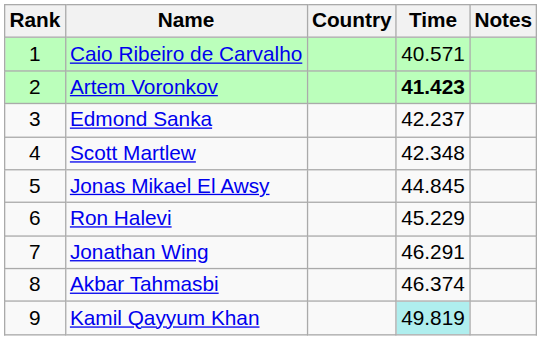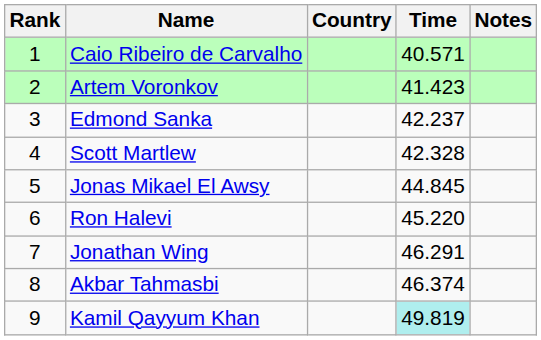(433, 86) bold -> (433, 86) normal
(433, 152) 42.348 -> (433, 152) 42.328
(433, 218) 45.229 -> (433, 218) 45.220
